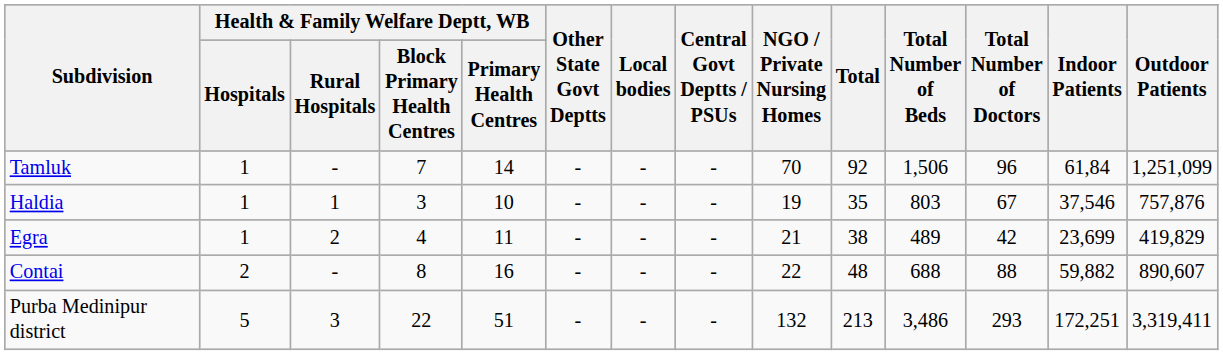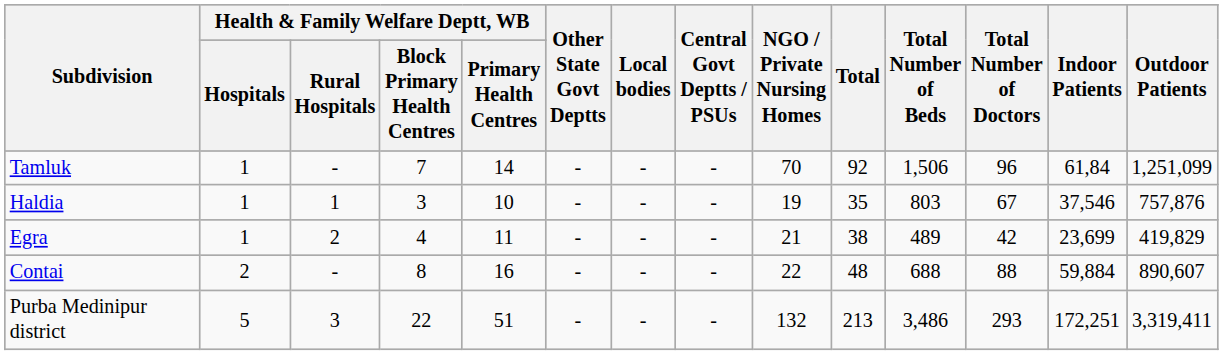(1087, 272) 59,882 -> (1087, 272) 59,884
